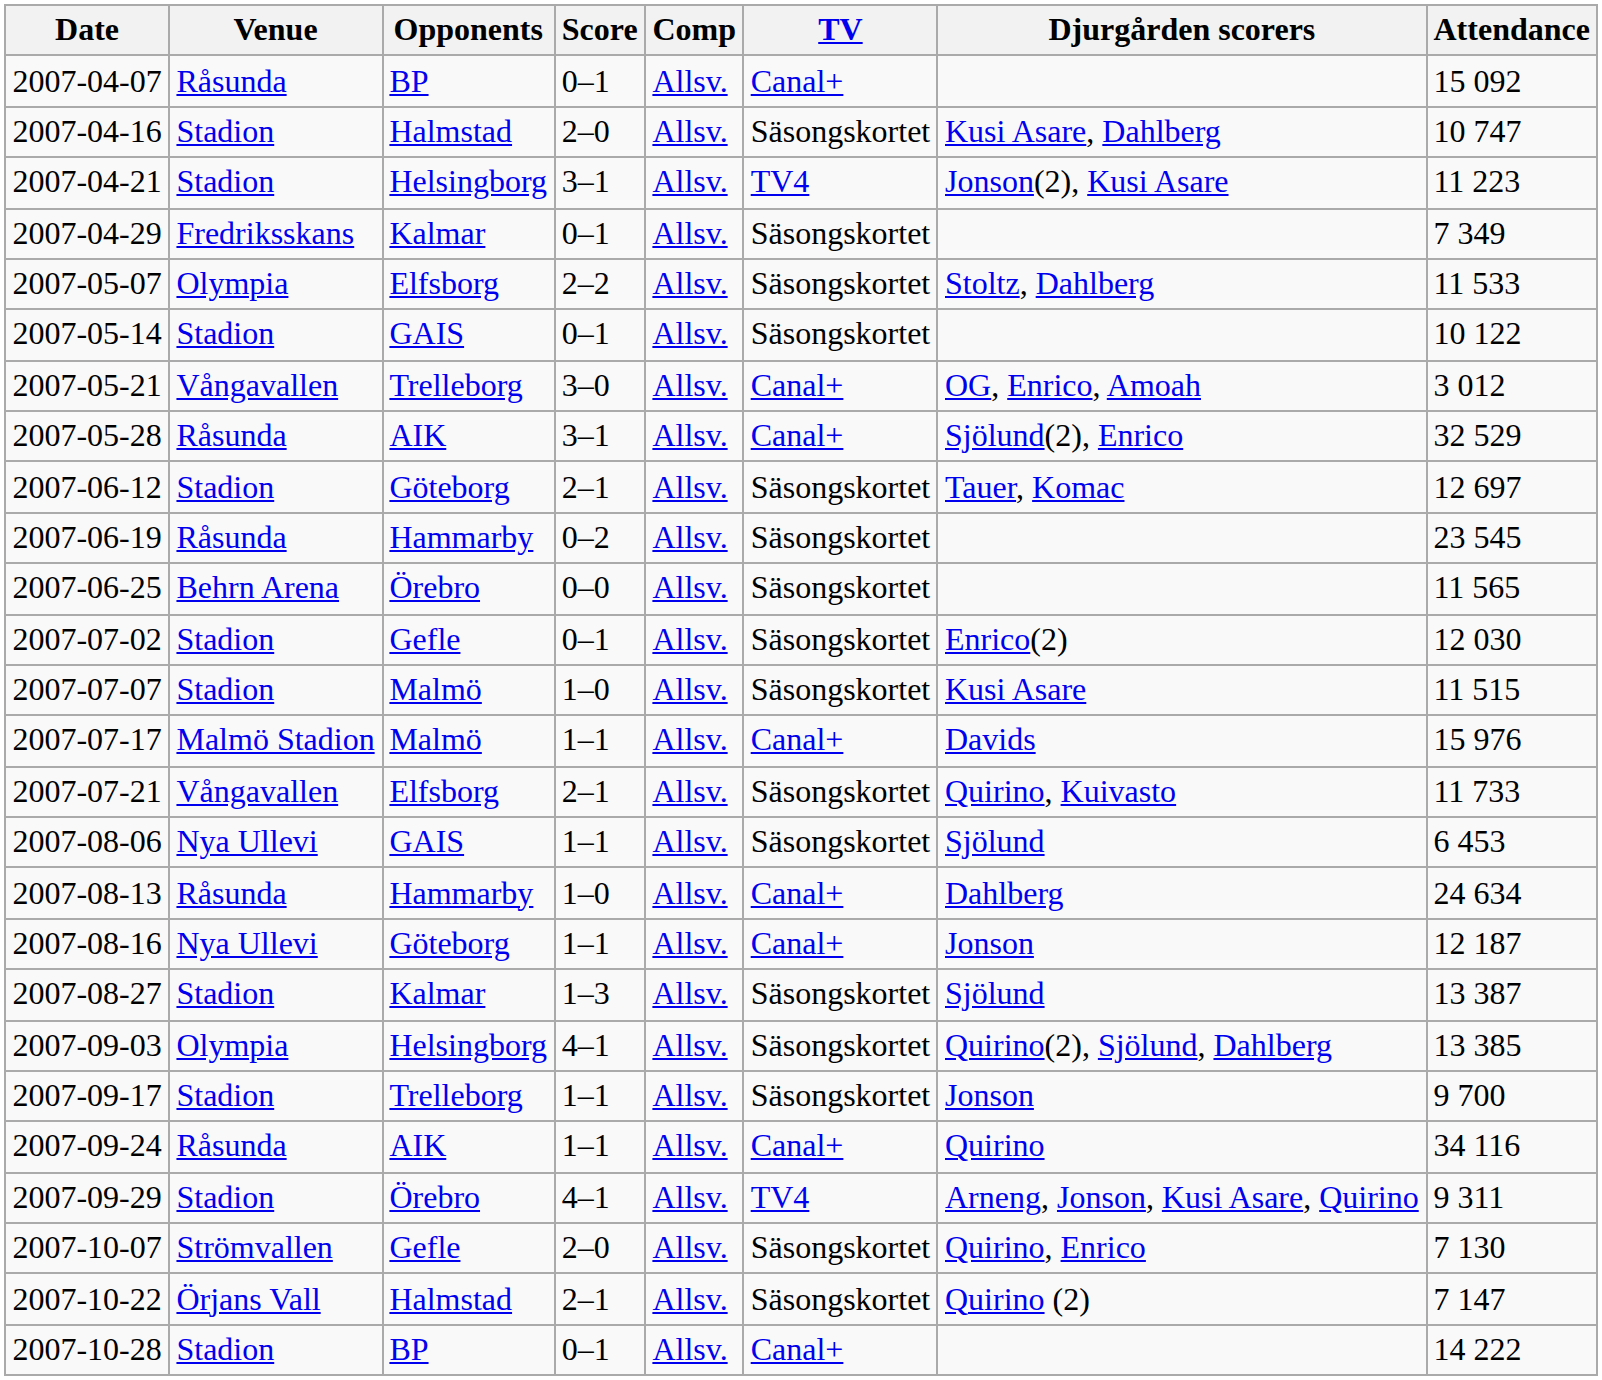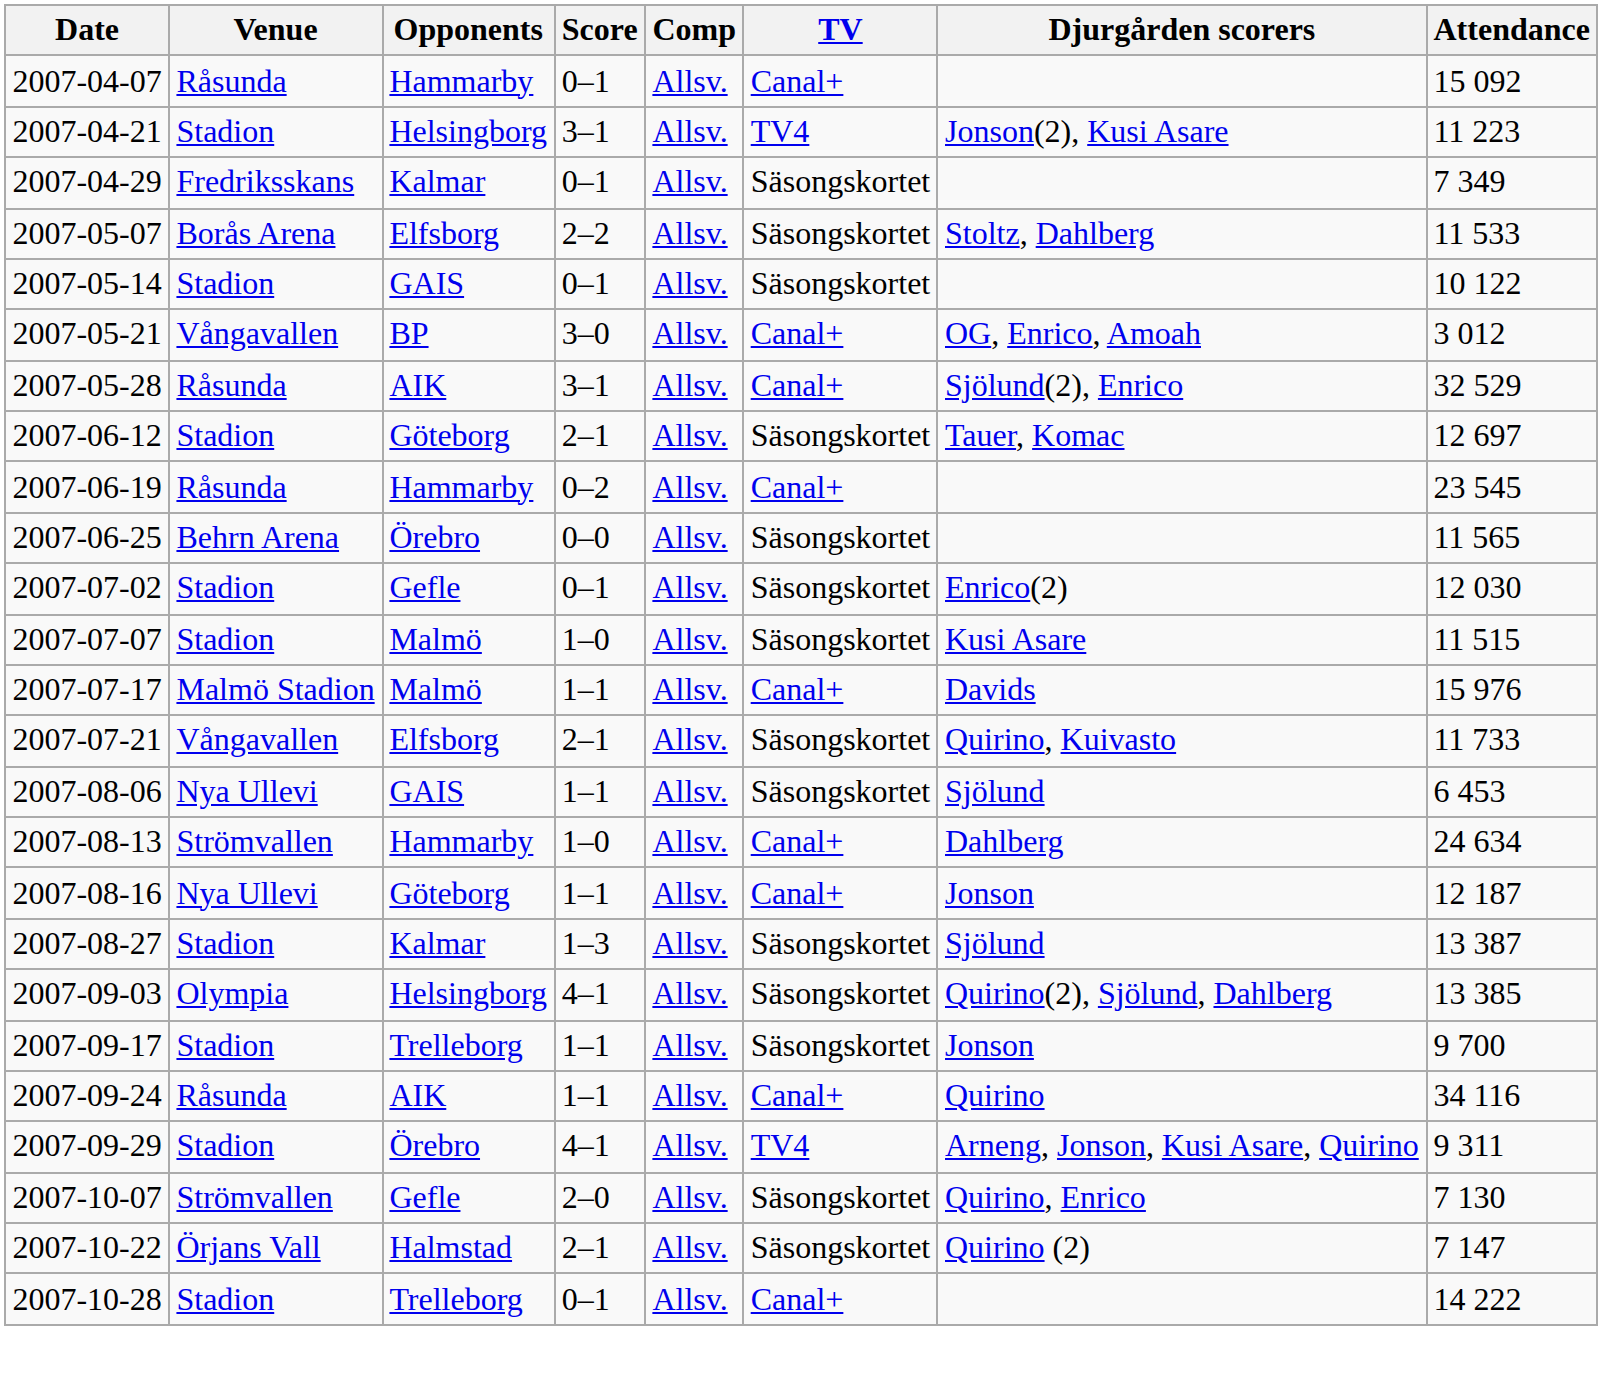(409, 80) BP -> (461, 80) Hammarby
- row: (87, 131)
(232, 283) Olympia -> (256, 232) Borås Arena
(456, 385) Trelleborg -> (409, 334) BP
(840, 537) Säsongskortet -> (797, 486) Canal+
(232, 892) Råsunda -> (255, 841) Strömvallen
(409, 1349) BP -> (456, 1298) Trelleborg
